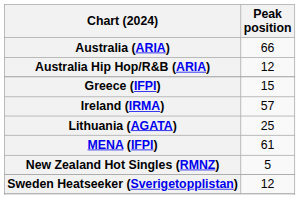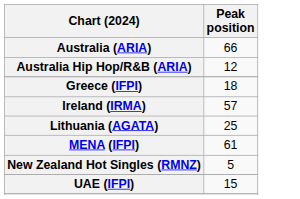(268, 86) 15 -> (231, 86) 18
- row: (123, 184)
+ row: (104, 184)
